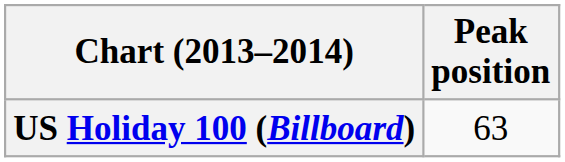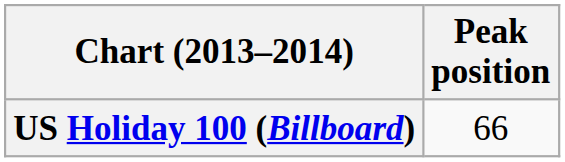(491, 127) 63 -> (491, 127) 66
